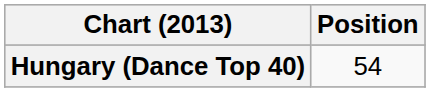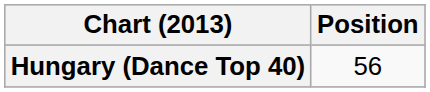(368, 65) 54 -> (368, 65) 56
